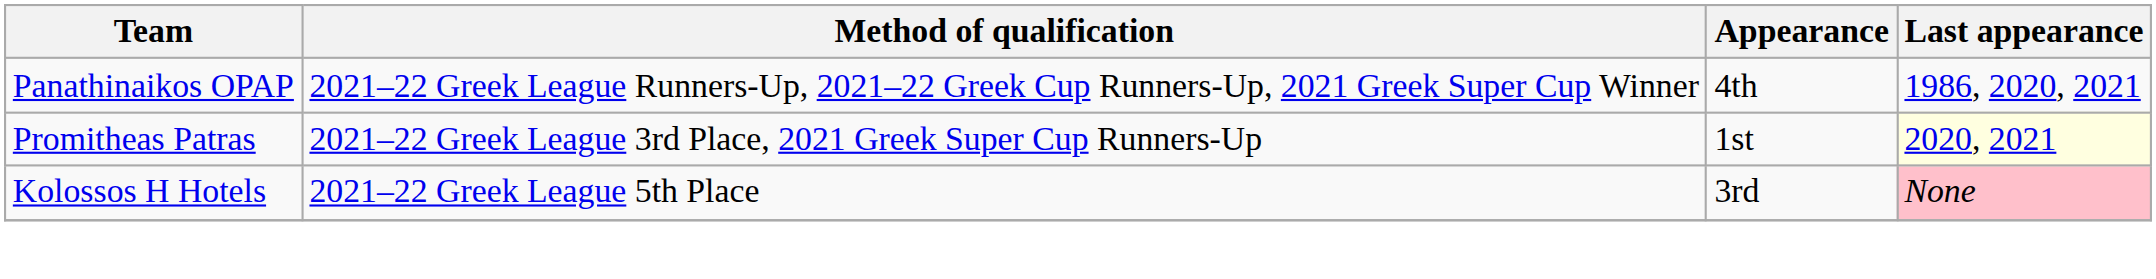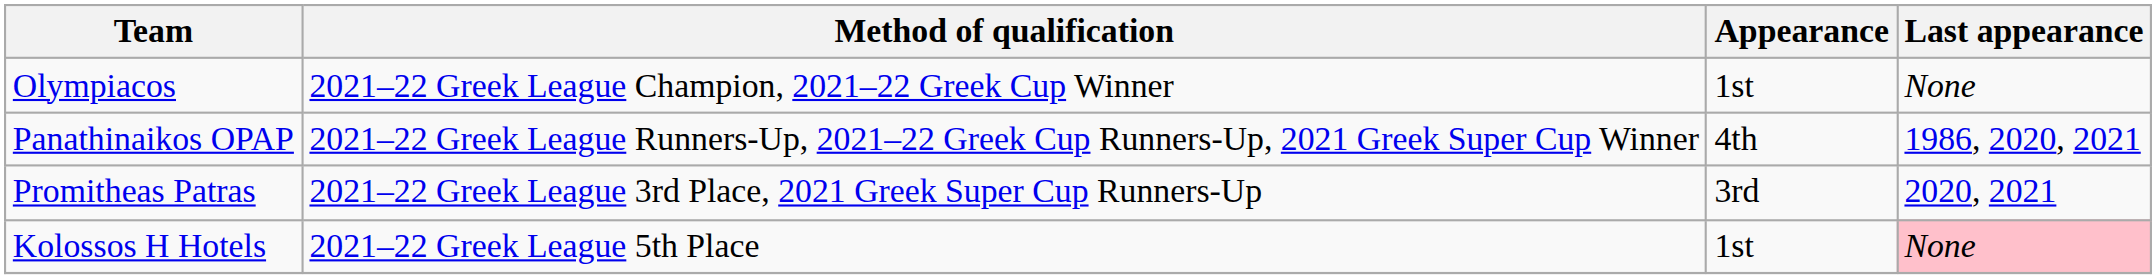+ row: (94, 84)
(1734, 138) 1st -> (1737, 191) 3rd
(1980, 138) lightyellow background -> (1980, 191) no background
(1737, 191) 3rd -> (1734, 245) 1st
